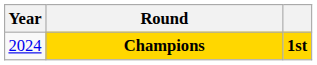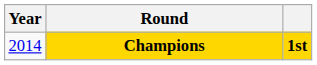(25, 45) 2024 -> (25, 45) 2014
